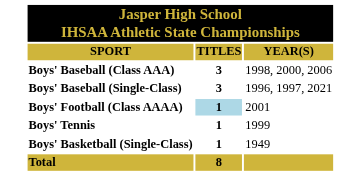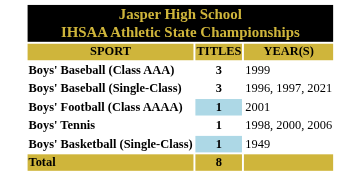(289, 70) 1998, 2000, 2006 -> (258, 70) 1999
(258, 125) 1999 -> (289, 125) 1998, 2000, 2006
(219, 144) no background -> (219, 144) lightblue background
